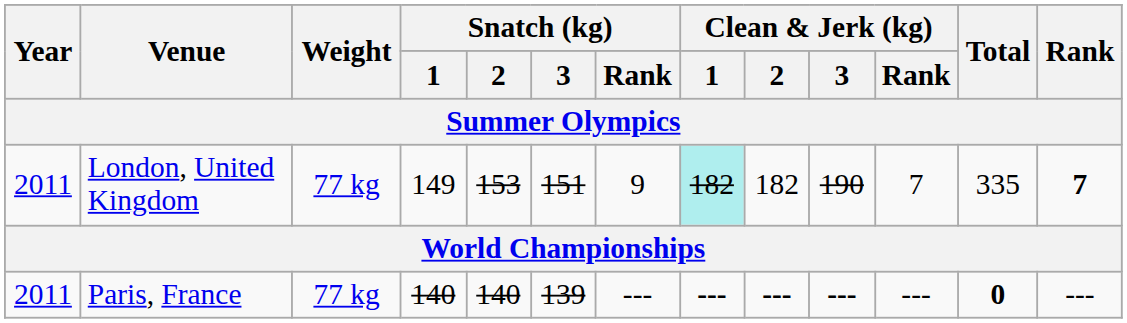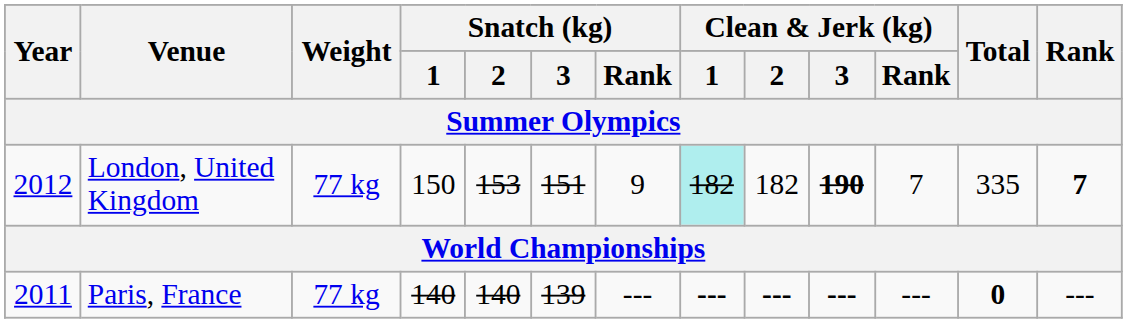(43, 184) 2011 -> (43, 184) 2012
(433, 184) 149 -> (433, 184) 150
(842, 184) normal -> (842, 184) bold
